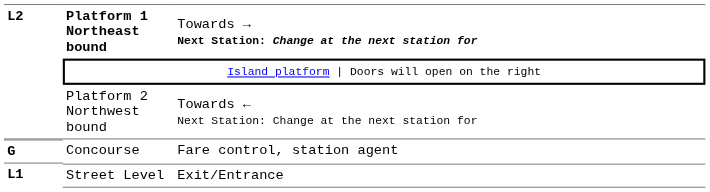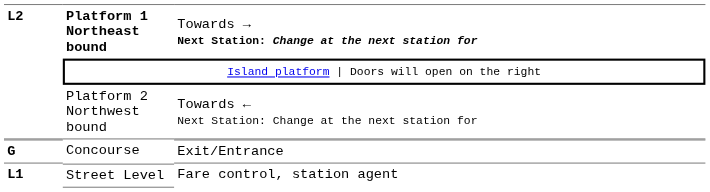(288, 150) Fare control, station agent -> (230, 152) Exit/Entrance
(230, 176) Exit/Entrance -> (288, 175) Fare control, station agent
